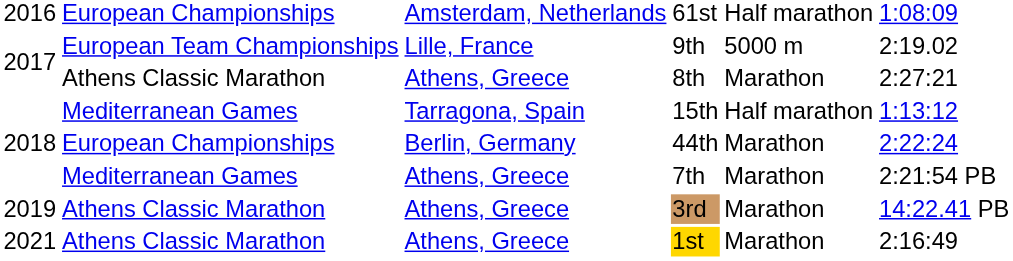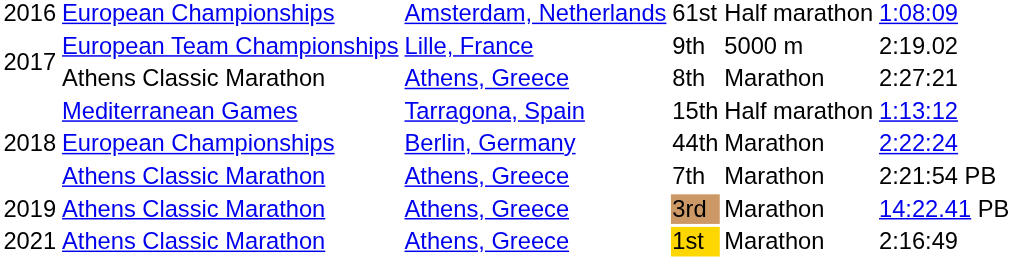(180, 176) Mediterranean Games -> (194, 176) Athens Classic Marathon
